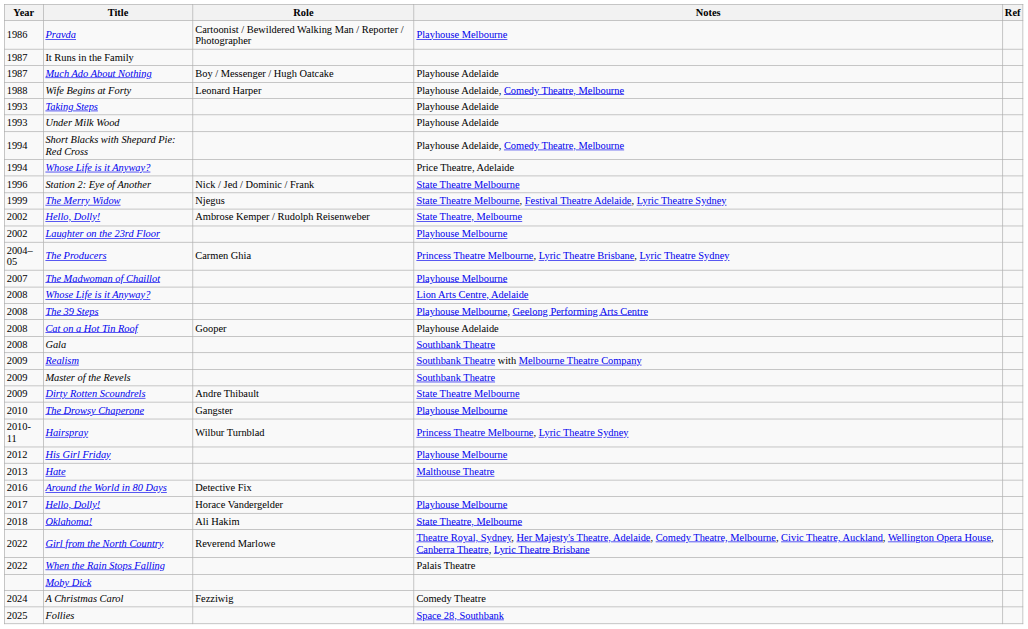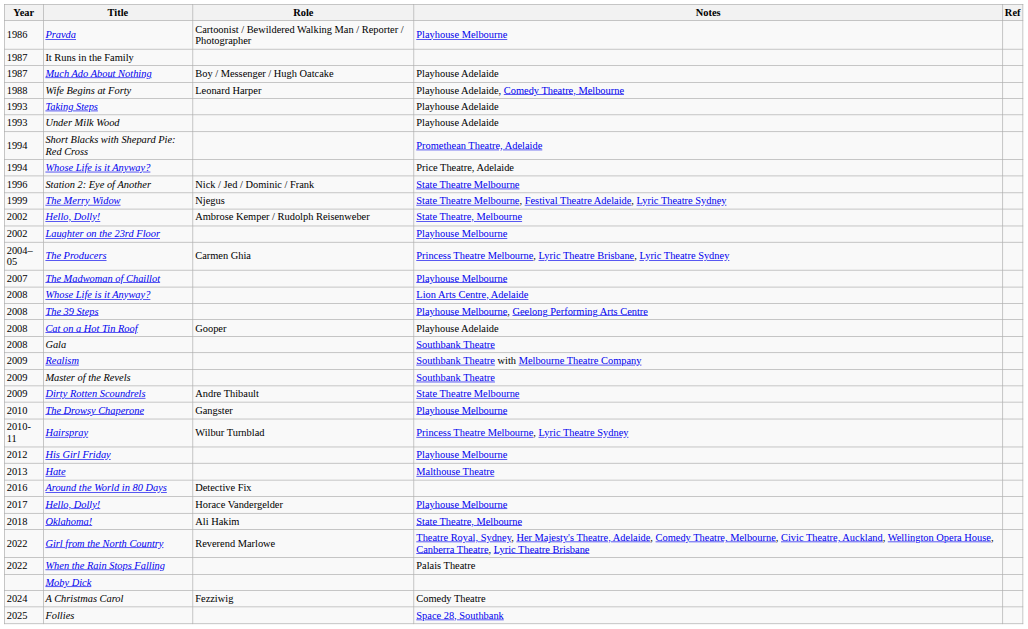(520, 145) Playhouse Adelaide, Comedy Theatre, Melbourne -> (479, 145) Promethean Theatre, Adelaide
